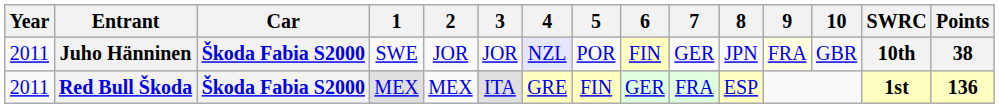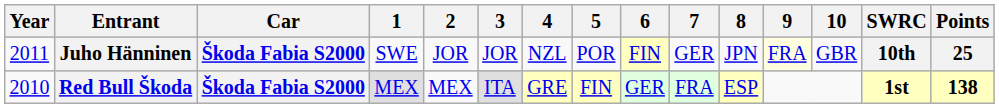(547, 53) lavender background -> (547, 53) no background
(963, 53) 38 -> (963, 53) 25
(29, 86) 2011 -> (29, 86) 2010
(963, 86) 136 -> (963, 86) 138
